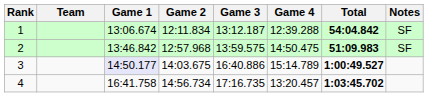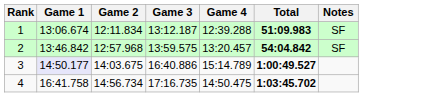- column: (71, 13)
(354, 30) 54:04.842 -> (286, 30) 51:09.983
(294, 48) 14:50.475 -> (227, 48) 13:20.457
(354, 48) 51:09.983 -> (286, 48) 54:04.842
(294, 83) 13:20.457 -> (227, 83) 14:50.475
